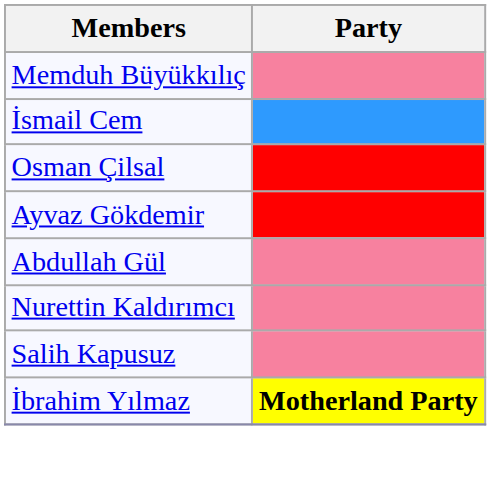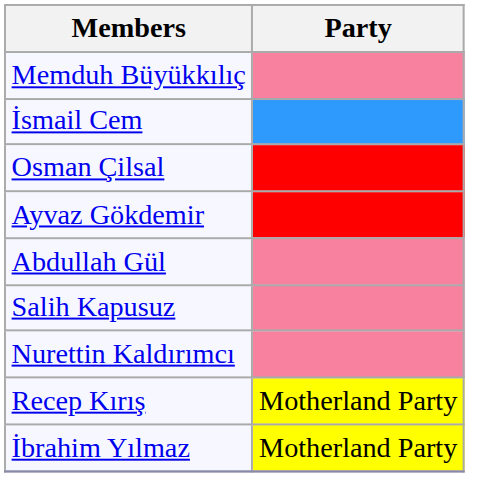rows swapped: (123, 307) <-> (93, 354)
+ row: (79, 400)
(368, 400) bold -> (358, 447) normal
